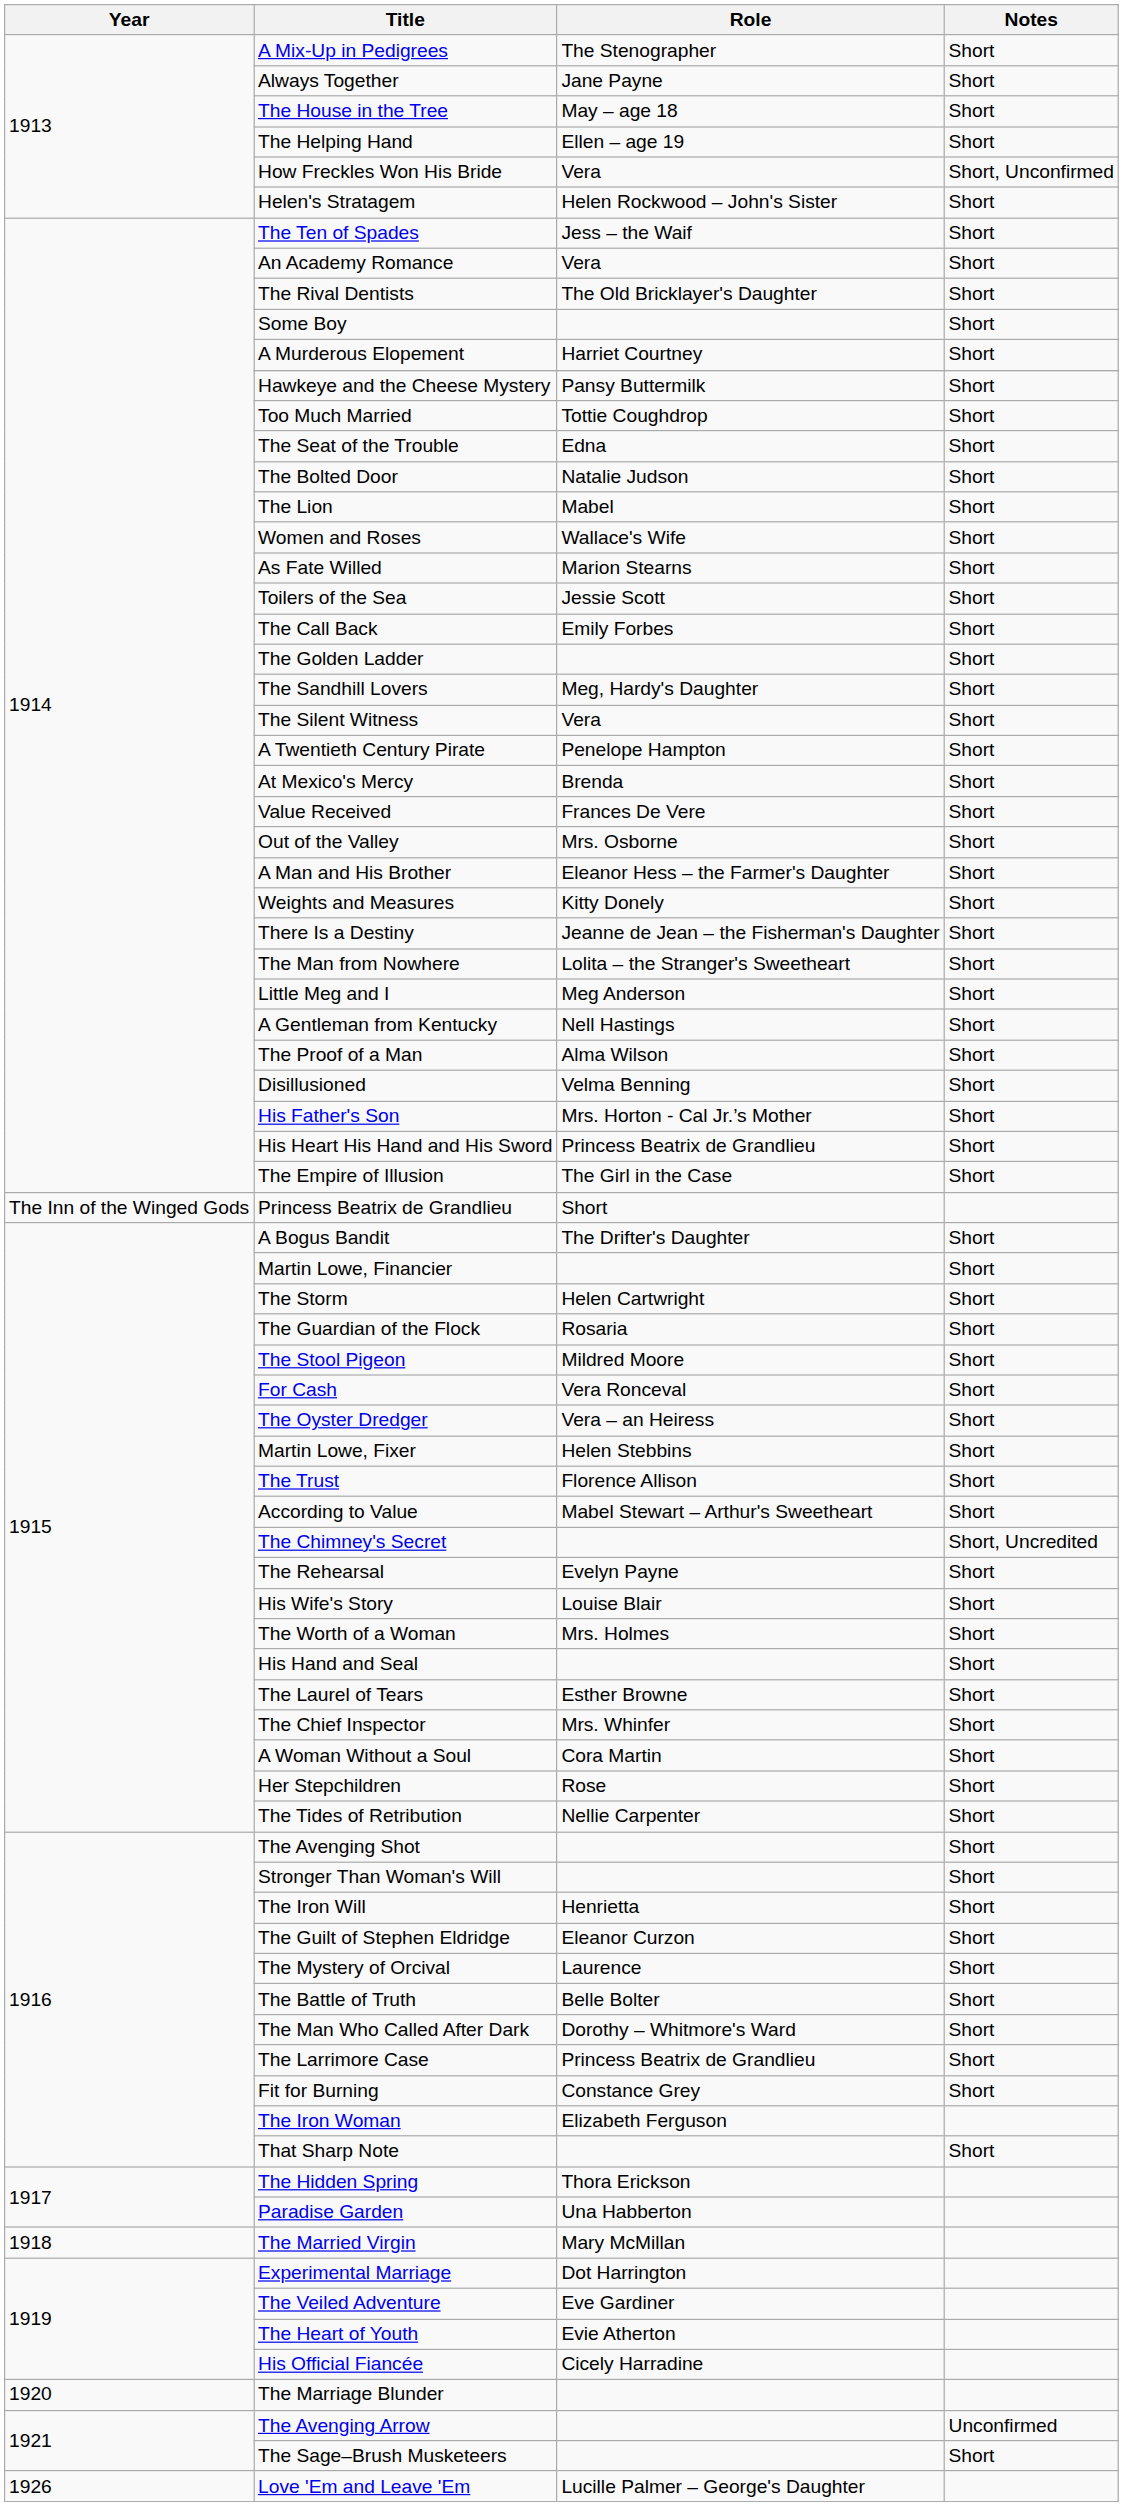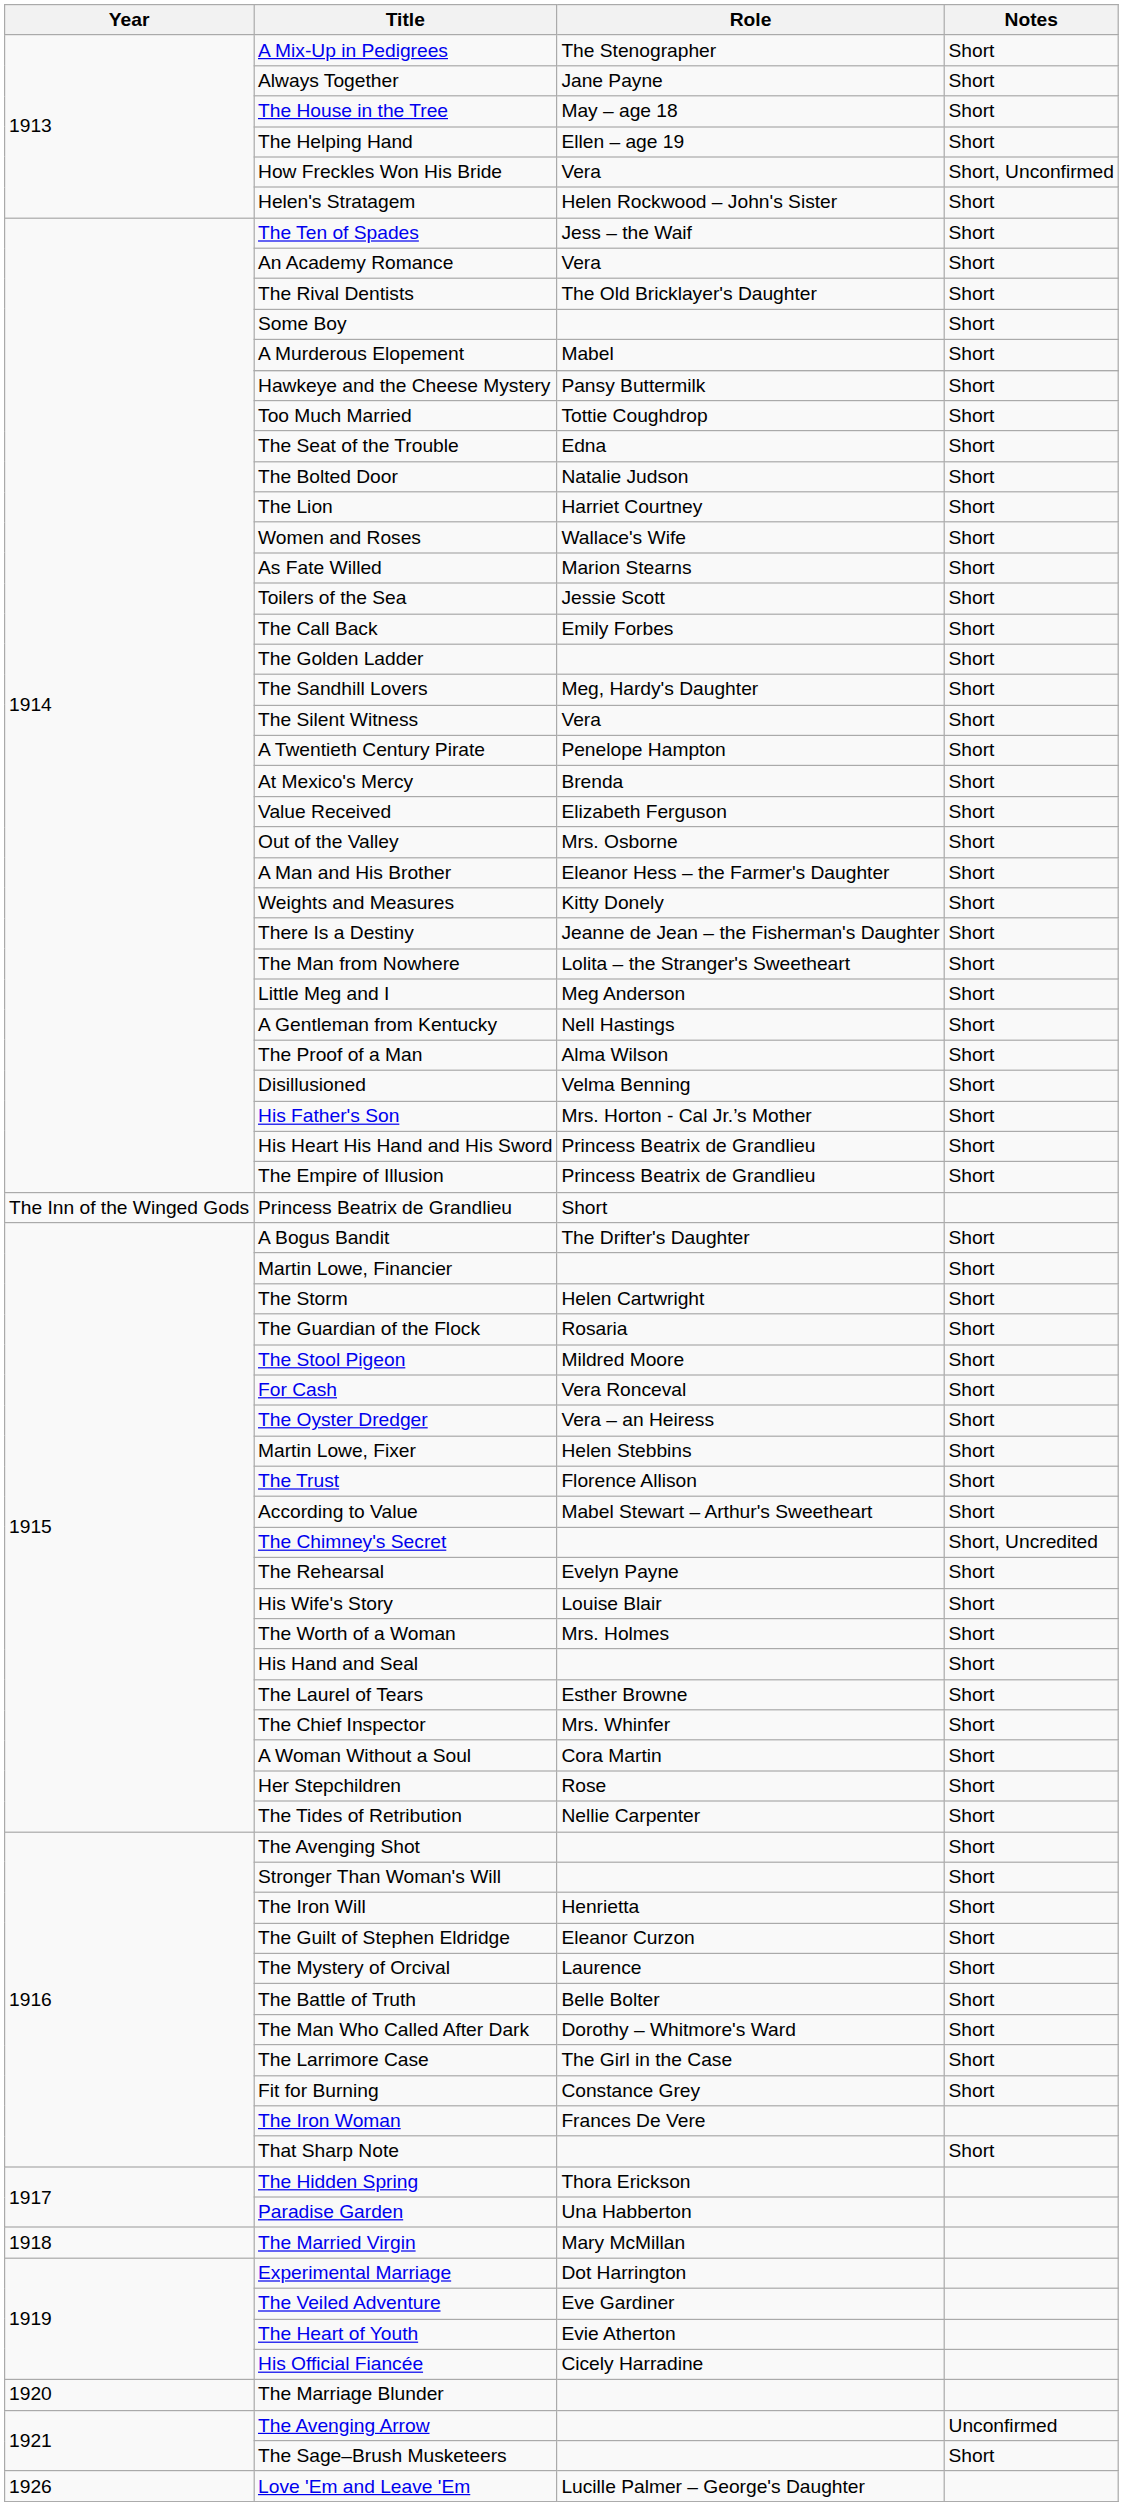(632, 354) Harriet Courtney -> (588, 354) Mabel
(588, 506) Mabel -> (632, 506) Harriet Courtney
(633, 811) Frances De Vere -> (644, 811) Elizabeth Ferguson
(647, 1176) The Girl in the Case -> (688, 1176) Princess Beatrix de Grandlieu
(688, 2059) Princess Beatrix de Grandlieu -> (647, 2059) The Girl in the Case
(644, 2120) Elizabeth Ferguson -> (633, 2120) Frances De Vere
